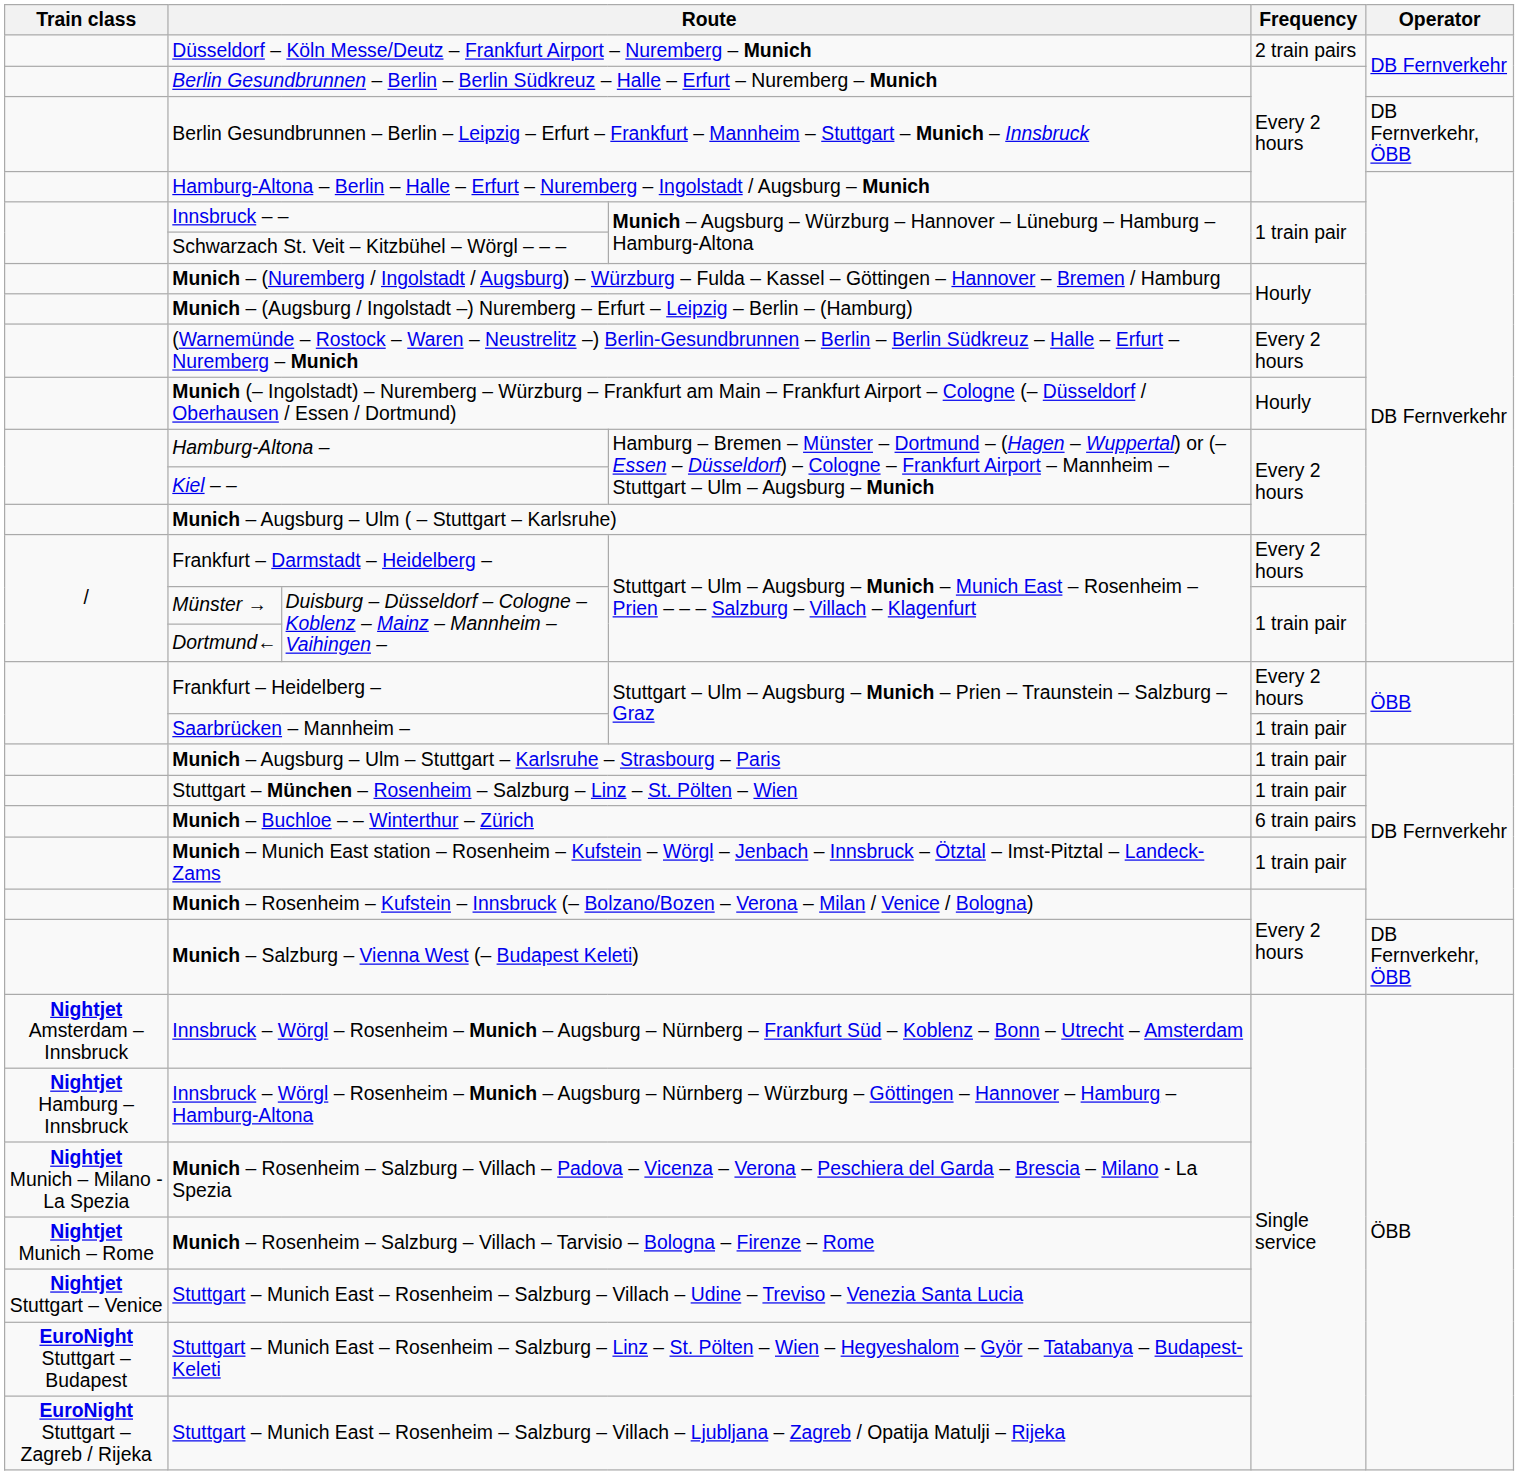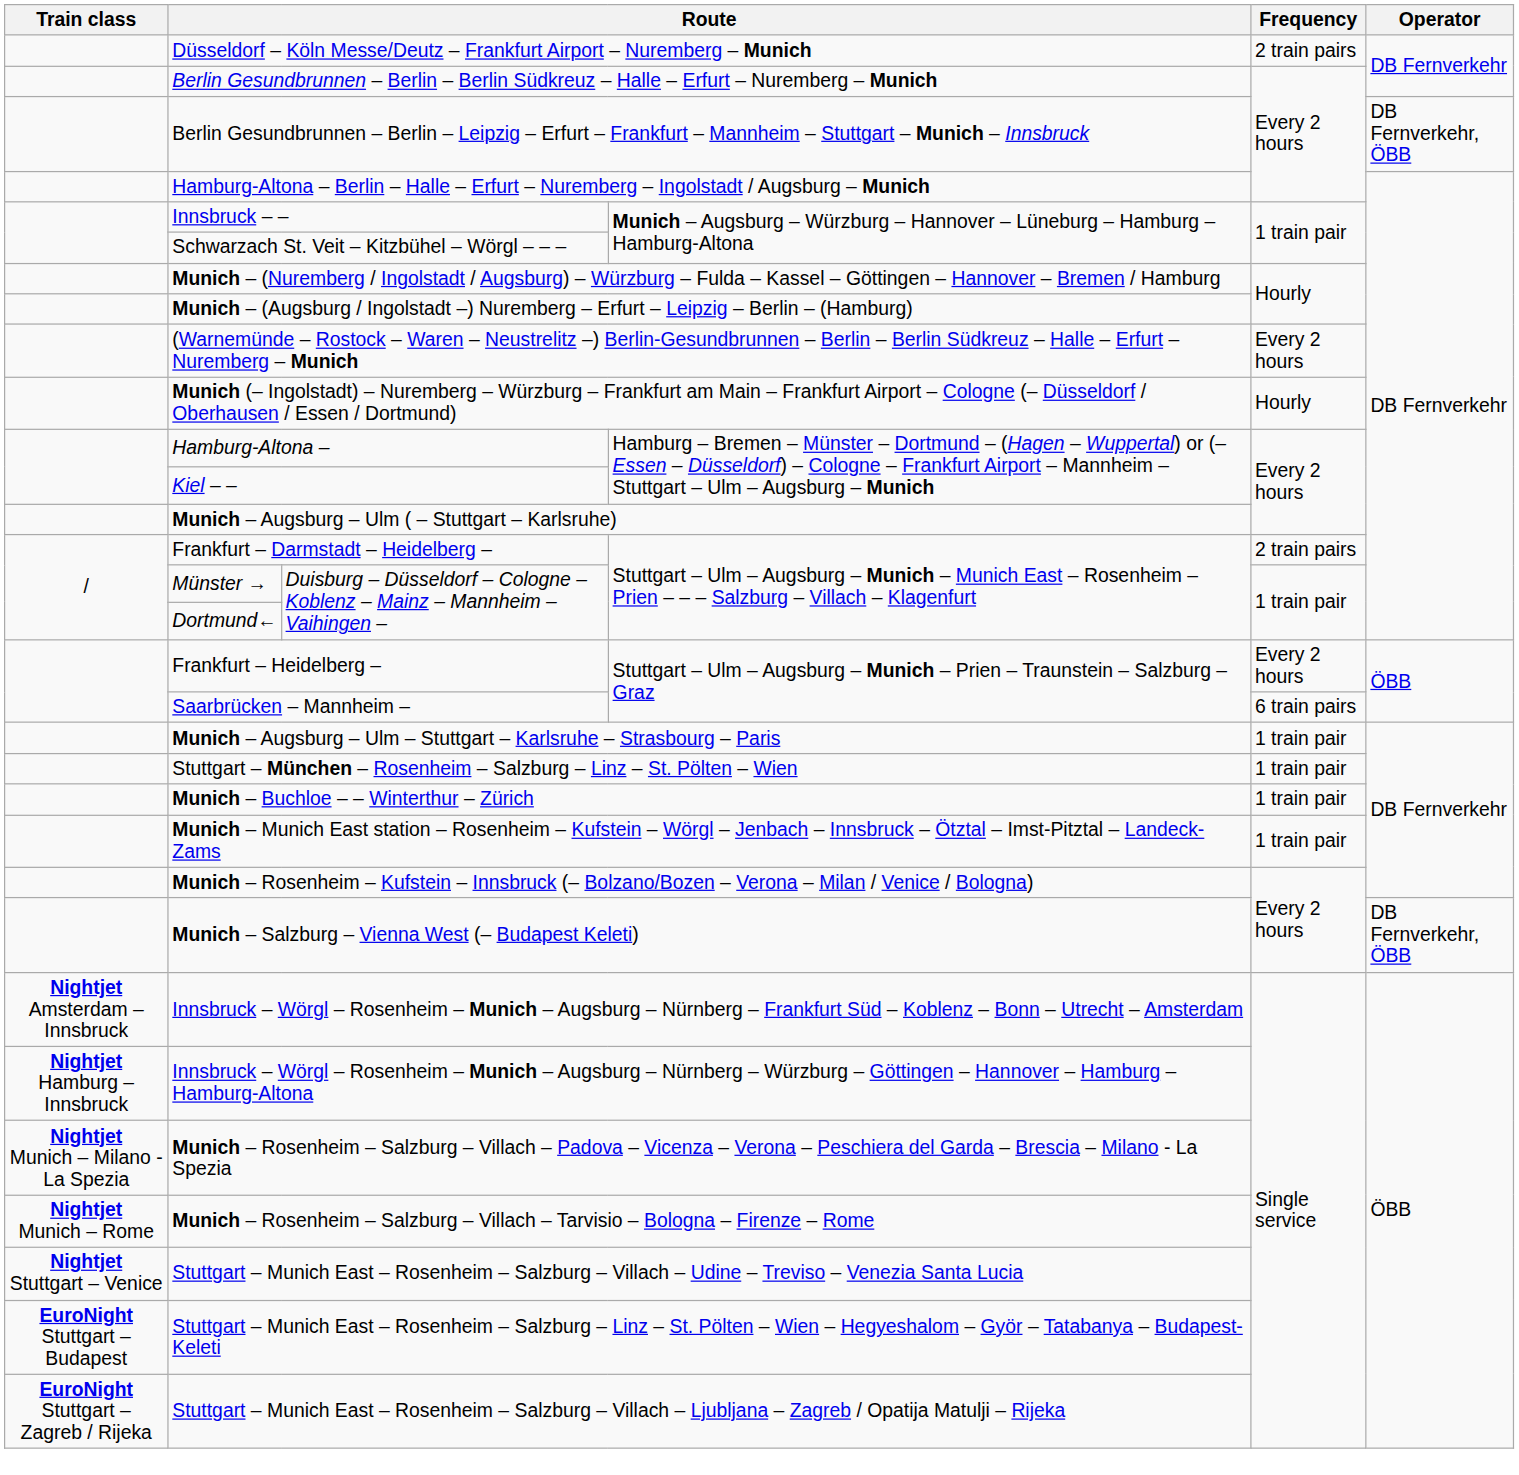(1288, 560) Every 2 hours -> (1306, 549) 2 train pairs
(1301, 728) 1 train pair -> (1306, 707) 6 train pairs
(1306, 821) 6 train pairs -> (1301, 799) 1 train pair
